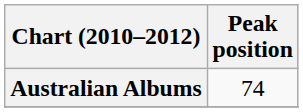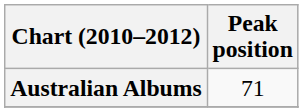(253, 87) 74 -> (253, 87) 71
